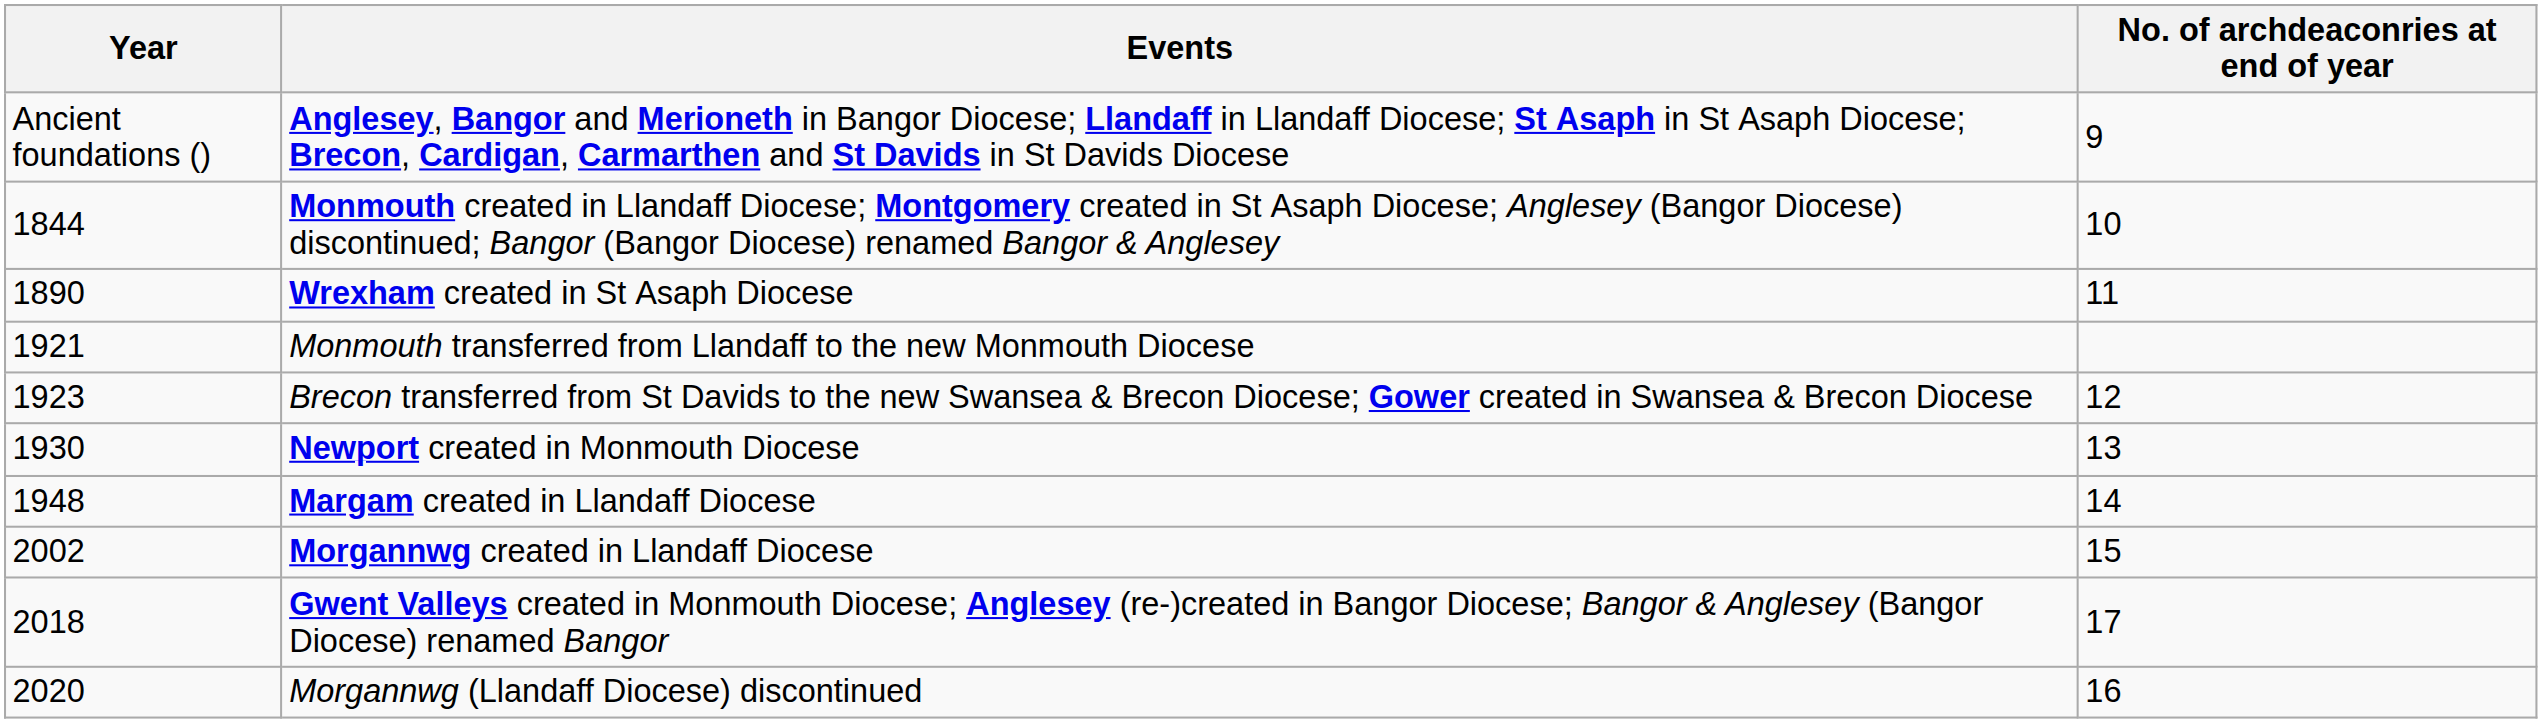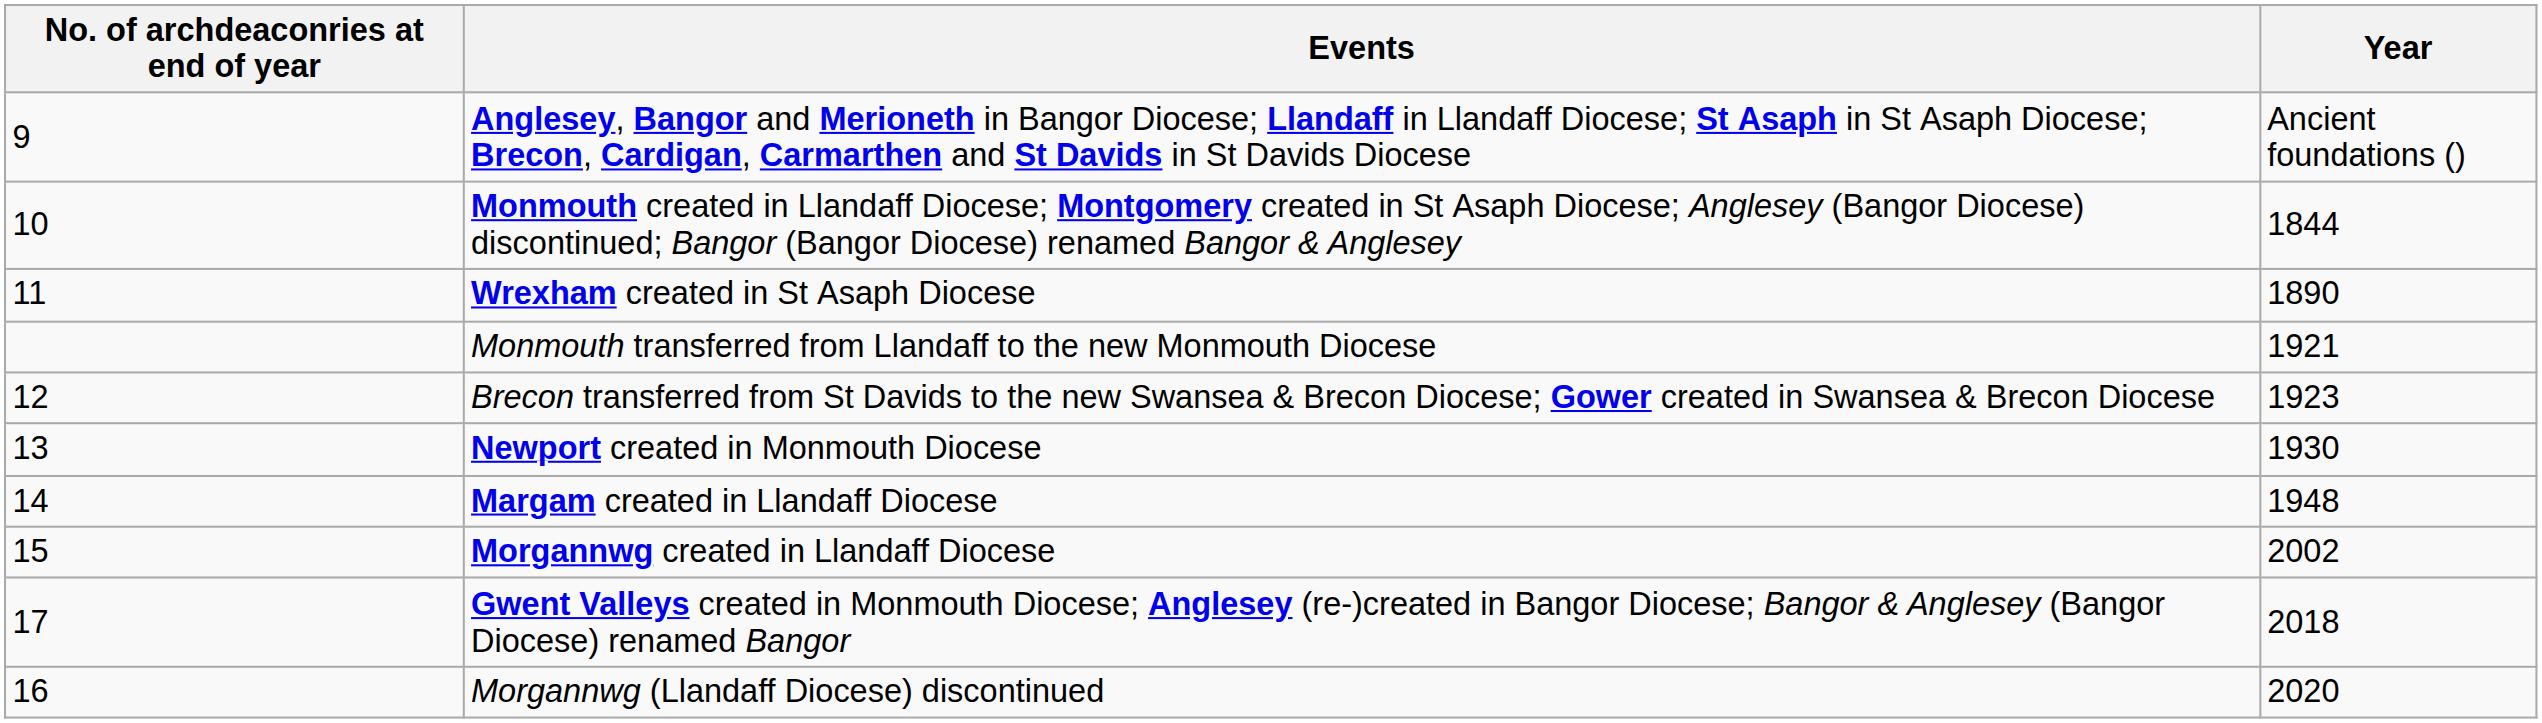columns swapped: (143, 48) <-> (2307, 48)
